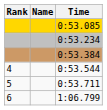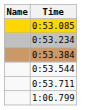- column: (17, 12)
